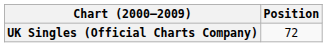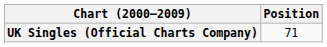(291, 33) 72 -> (291, 33) 71
